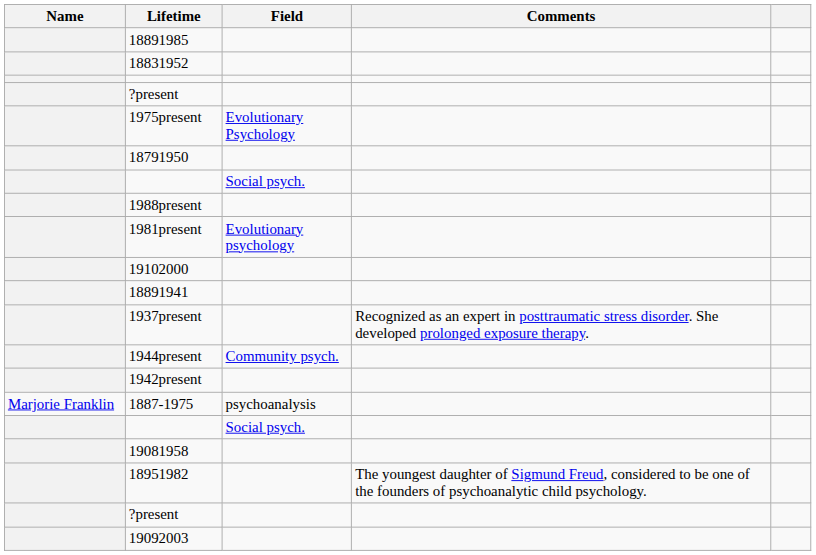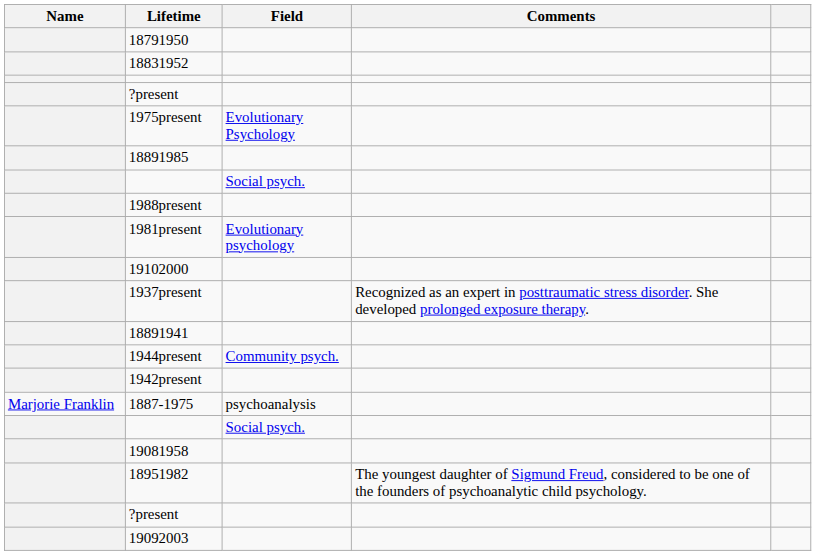rows swapped: (159, 157) <-> (159, 39)
rows swapped: (165, 316) <-> (159, 292)
